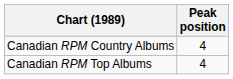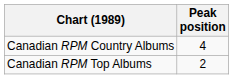(203, 64) 4 -> (203, 64) 2
